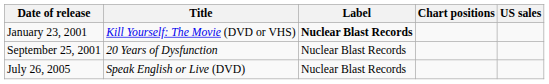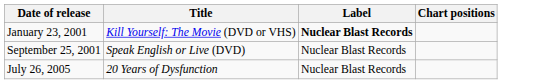- column: (521, 13)
(162, 50) 20 Years of Dysfunction -> (176, 50) Speak English or Live (DVD)
(176, 69) Speak English or Live (DVD) -> (162, 69) 20 Years of Dysfunction
